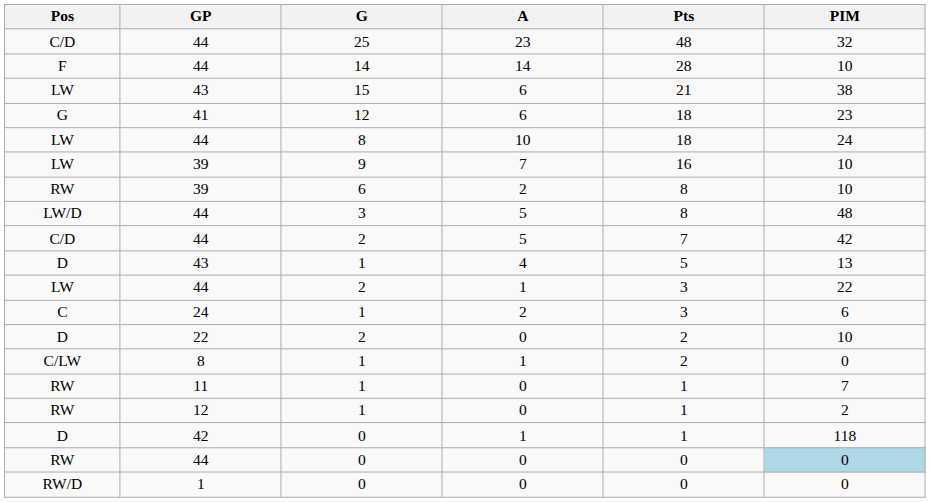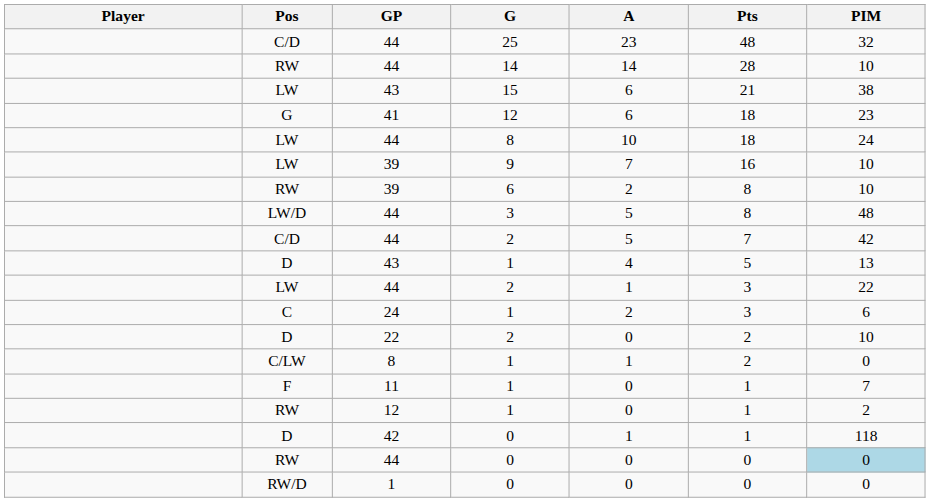+ column: (123, 16)
(62, 66) F -> (287, 66) RW
(62, 386) RW -> (287, 386) F
